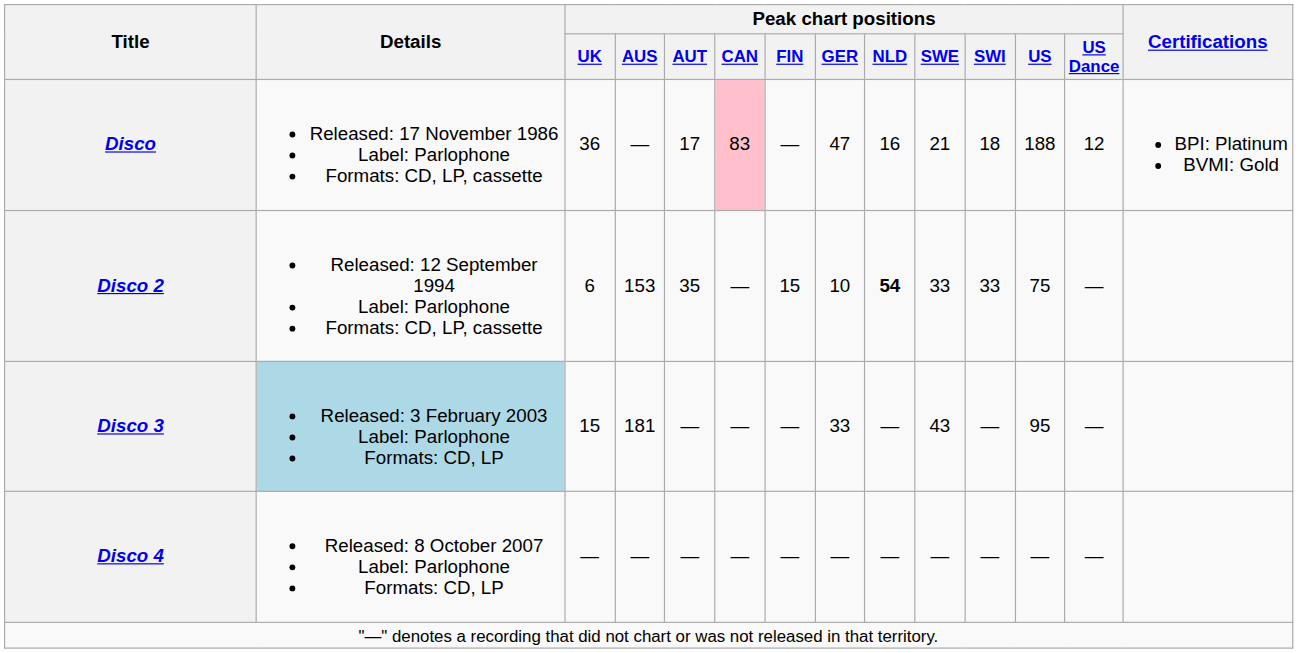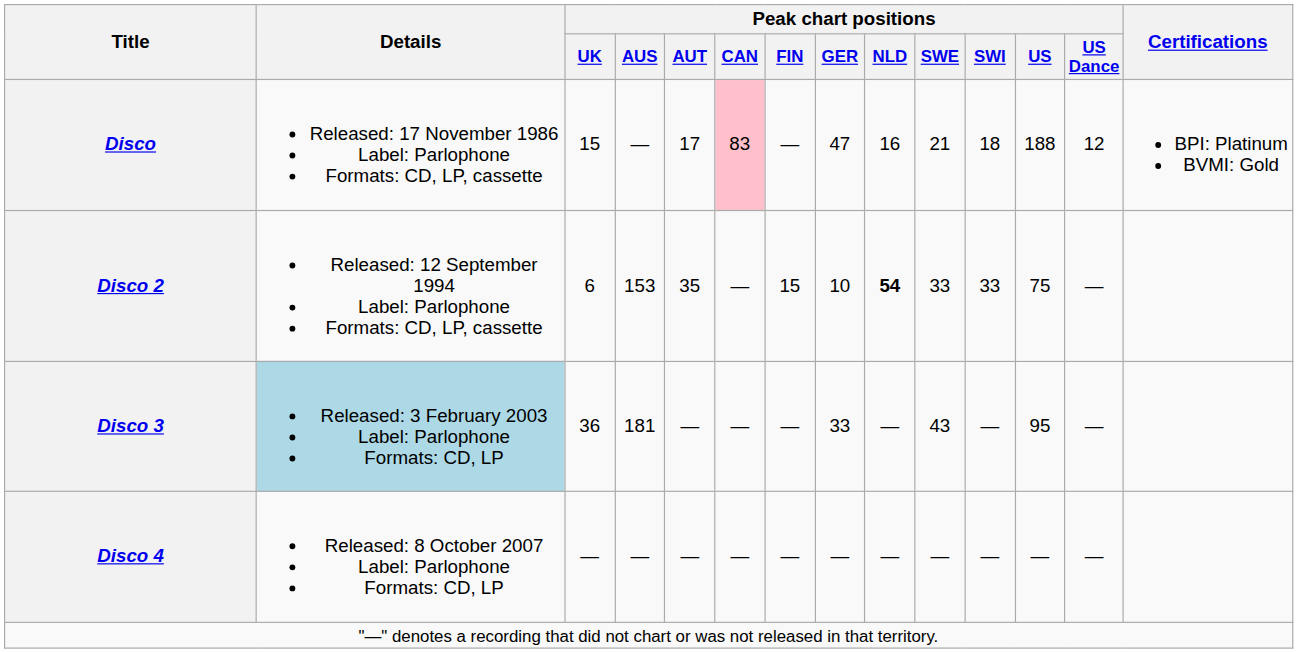(590, 144) 36 -> (590, 144) 15
(590, 426) 15 -> (590, 426) 36
